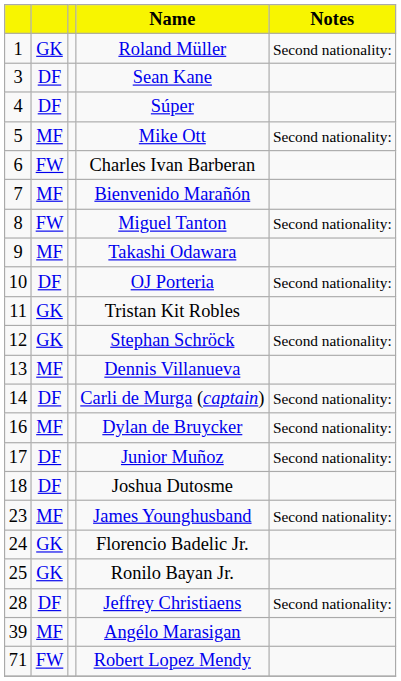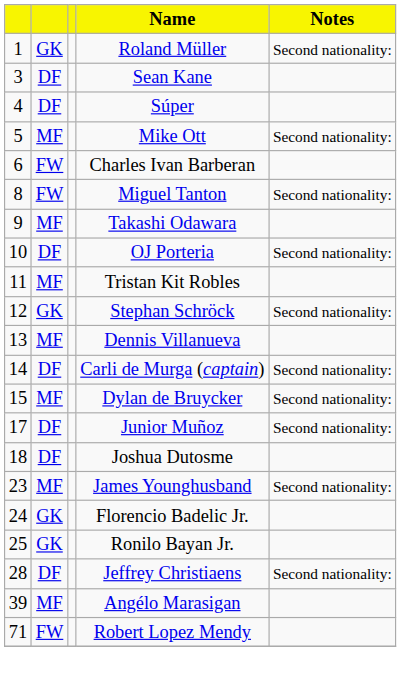- row: (172, 194)
(49, 310) GK -> (49, 281) MF
(18, 427) 16 -> (18, 398) 15
